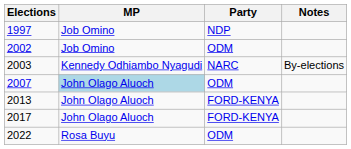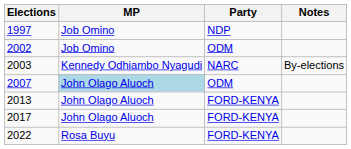(220, 135) ODM -> (243, 135) FORD-KENYA
